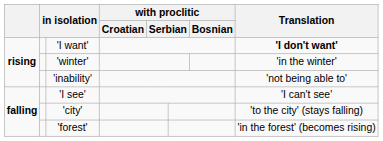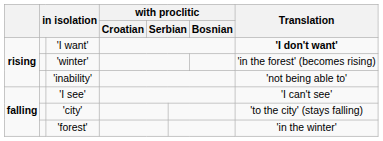(307, 62) 'in the winter' -> (307, 62) 'in the forest' (becomes rising)
(307, 128) 'in the forest' (becomes rising) -> (307, 128) 'in the winter'
